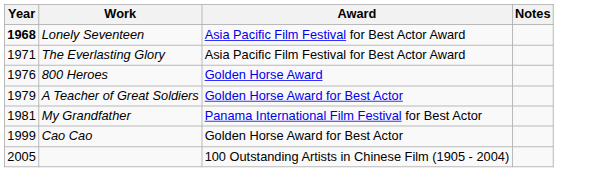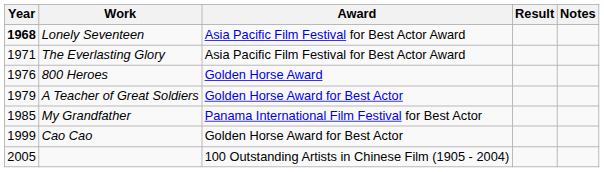+ column: (535, 14)
(22, 116) 1981 -> (22, 116) 1985
